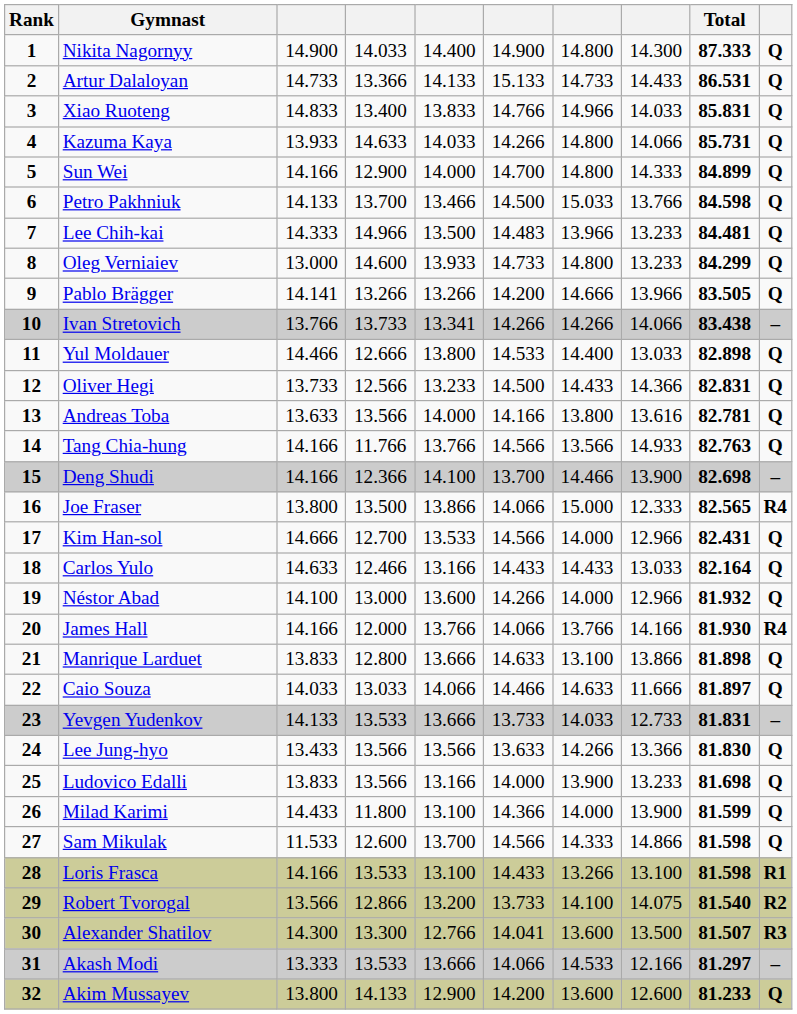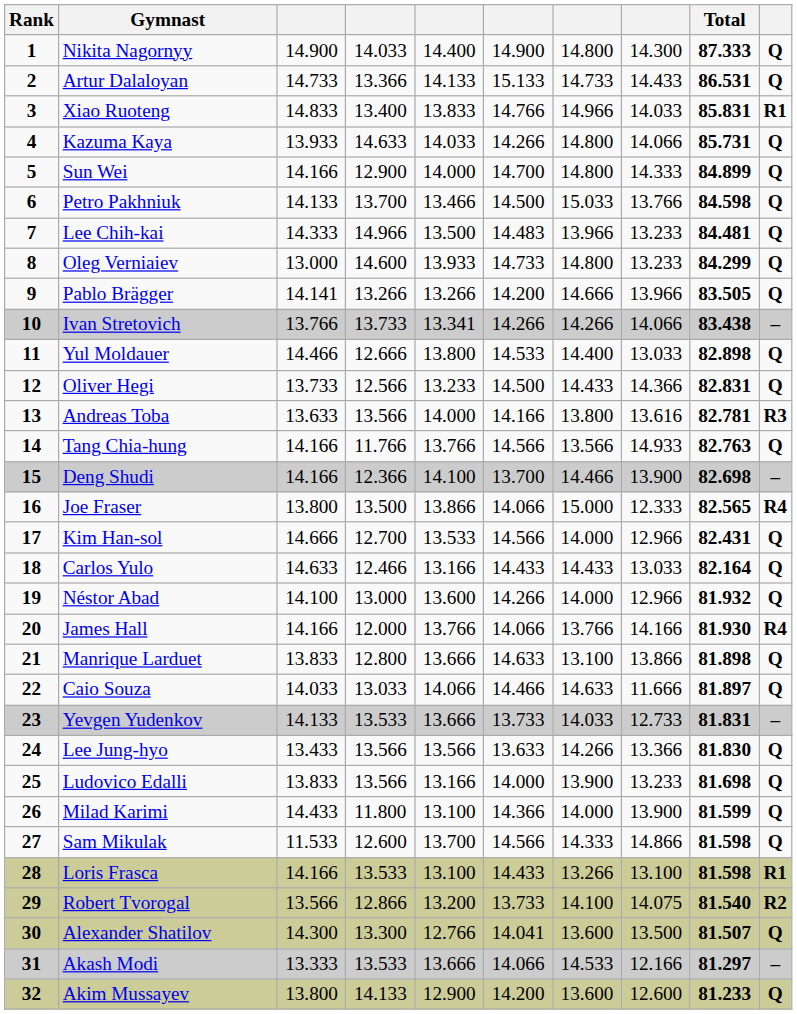(775, 111) Q -> (775, 111) R1
(775, 415) Q -> (775, 415) R3
(775, 933) R3 -> (775, 933) Q
